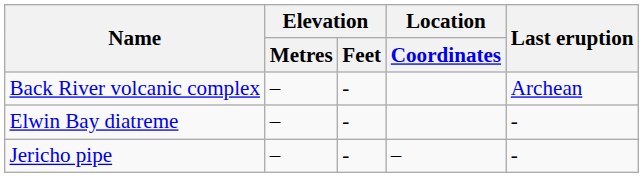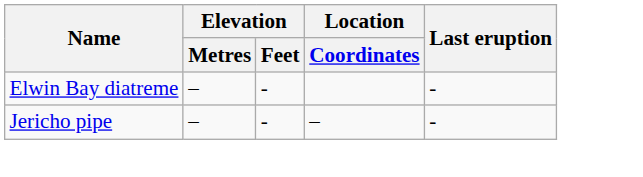- row: (135, 88)
